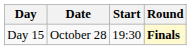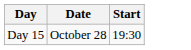- column: (165, 14)
